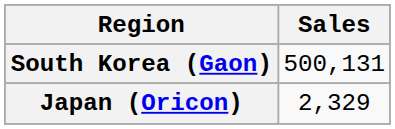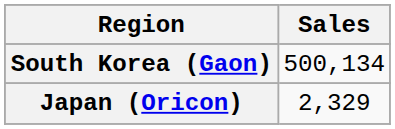(334, 64) 500,131 -> (334, 64) 500,134
